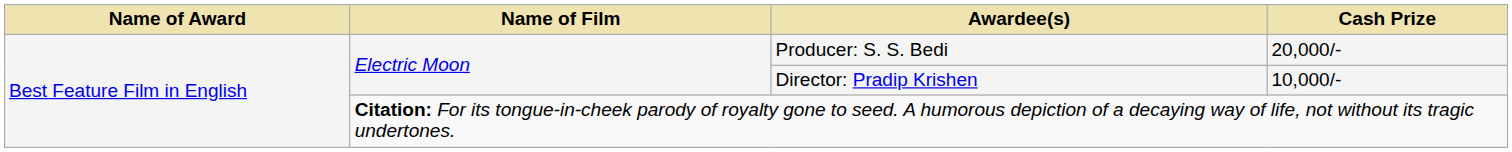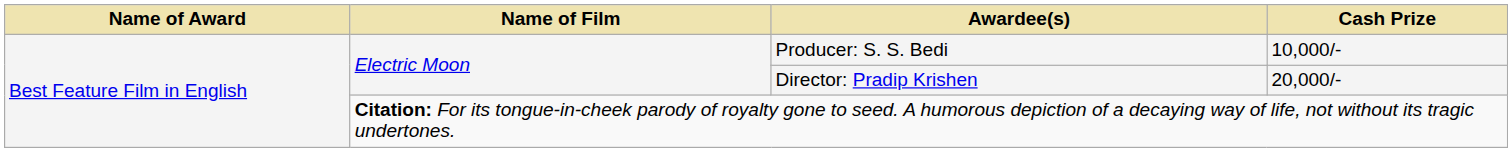(1306, 49) 20,000/- -> (1306, 49) 10,000/-
(1306, 79) 10,000/- -> (1306, 79) 20,000/-
